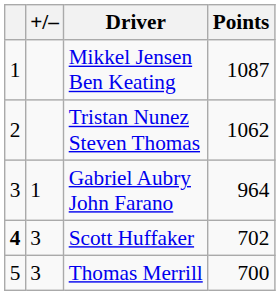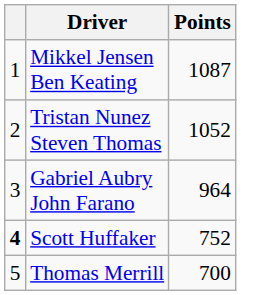- column: (44, 22)
(248, 130) 1062 -> (210, 130) 1052
(253, 238) 702 -> (215, 238) 752
